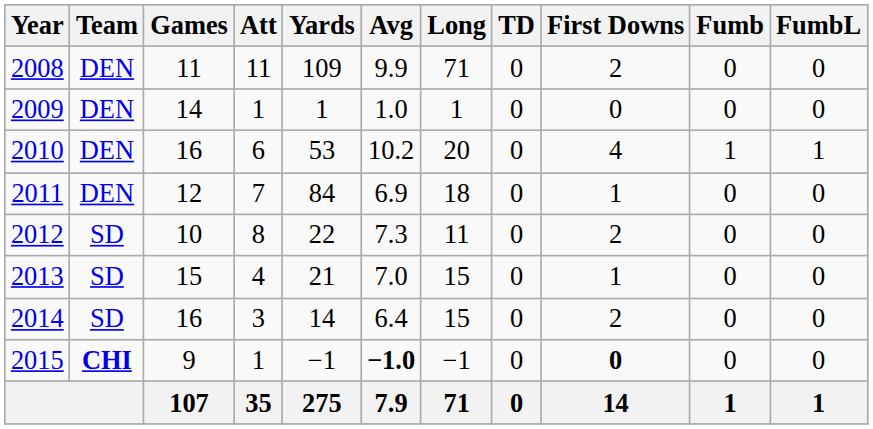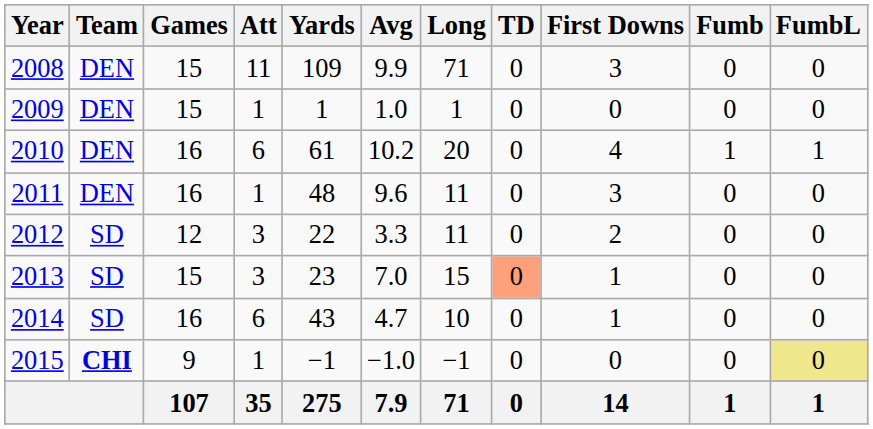(189, 67) 11 -> (189, 67) 15
(616, 67) 2 -> (615, 67) 3
(189, 109) 14 -> (189, 109) 15
(322, 151) 53 -> (322, 151) 61
(189, 192) 12 -> (189, 192) 16
(258, 192) 7 -> (258, 192) 1
(322, 192) 84 -> (322, 192) 48
(391, 192) 6.9 -> (391, 192) 9.6
(457, 192) 18 -> (456, 192) 11
(616, 192) 1 -> (615, 192) 3
(189, 234) 10 -> (189, 234) 12
(258, 234) 8 -> (258, 234) 3
(391, 234) 7.3 -> (391, 234) 3.3
(258, 276) 4 -> (258, 276) 3
(322, 276) 21 -> (322, 276) 23
(517, 276) no background -> (516, 276) lightsalmon background
(258, 318) 3 -> (258, 318) 6
(322, 318) 14 -> (322, 318) 43
(391, 318) 6.4 -> (391, 318) 4.7
(457, 318) 15 -> (456, 318) 10
(616, 318) 2 -> (615, 318) 1
(391, 360) bold -> (391, 360) normal
(616, 360) bold -> (615, 360) normal
(819, 360) no background -> (818, 360) khaki background
